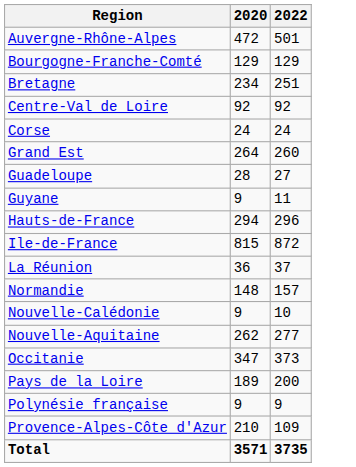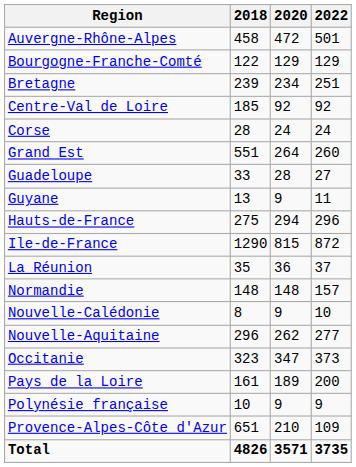+ column: (250, 16)
